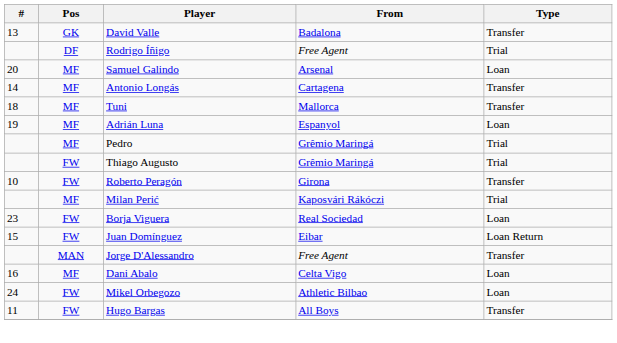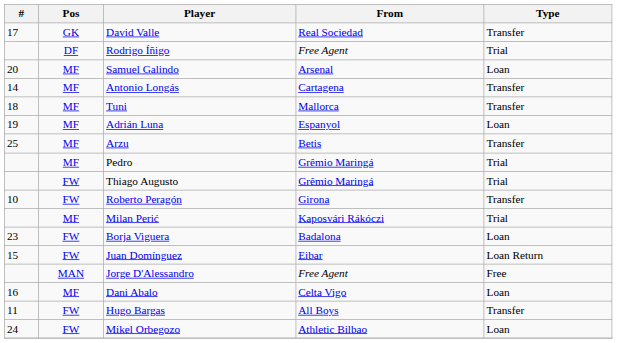(13, 32) 13 -> (13, 32) 17
(319, 32) Badalona -> (331, 32) Real Sociedad
+ row: (117, 143)
(331, 217) Real Sociedad -> (319, 236) Badalona
(505, 255) Transfer -> (497, 273) Free
rows swapped: (143, 292) <-> (136, 310)
